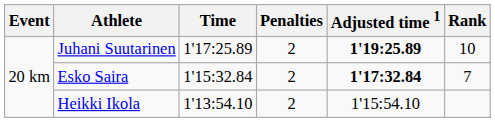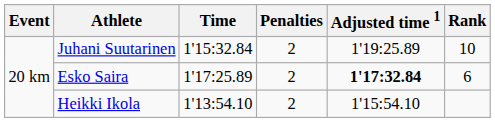(218, 49) 1'17:25.89 -> (218, 49) 1'15:32.84
(386, 49) bold -> (386, 49) normal
(218, 76) 1'15:32.84 -> (218, 76) 1'17:25.89
(467, 76) 7 -> (467, 76) 6
